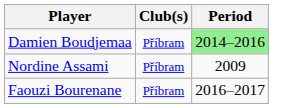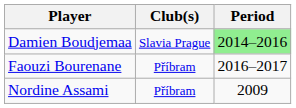(163, 42) Příbram -> (175, 42) Slavia Prague
rows swapped: (65, 90) <-> (58, 66)
